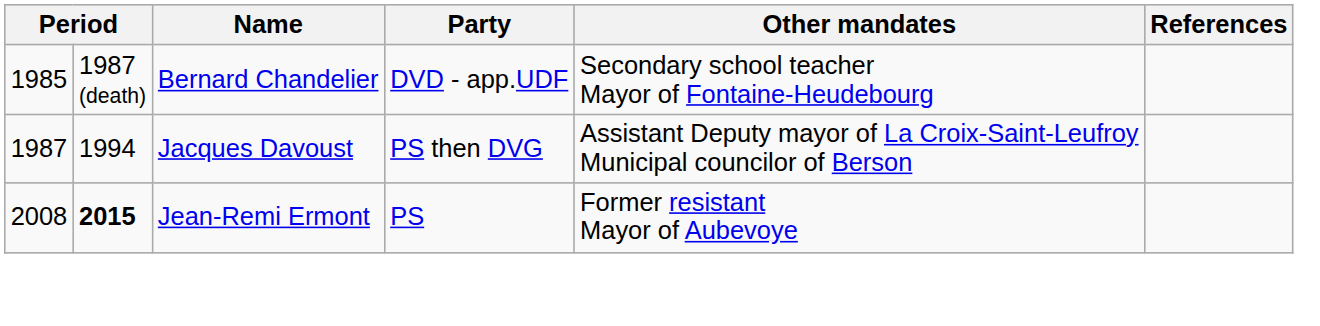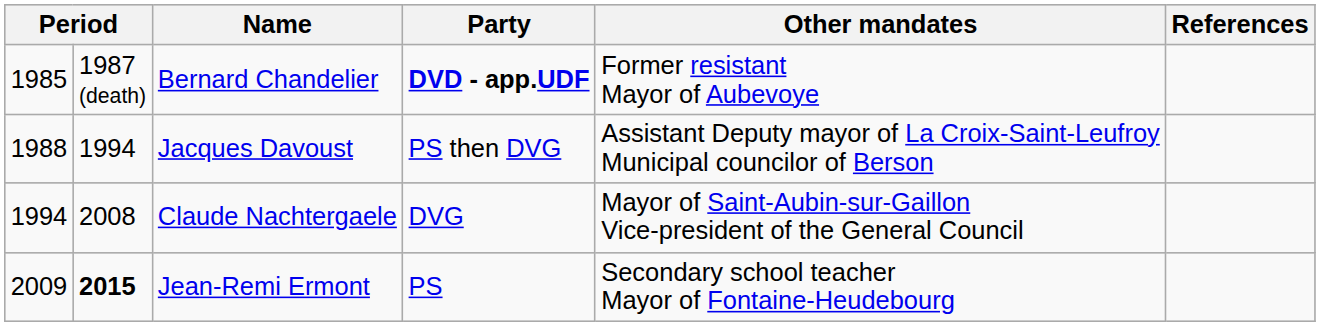(479, 79) normal -> (499, 79) bold
(757, 79) Secondary school teacher Mayor of Fontaine-Heudebourg -> (710, 79) Former resistant Mayor of Aubevoye
(39, 148) 1987 -> (39, 148) 1988
+ row: (277, 217)
(39, 217) 2008 -> (39, 286) 2009
(689, 217) Former resistant Mayor of Aubevoye -> (778, 286) Secondary school teacher Mayor of Fontaine-Heudebourg
